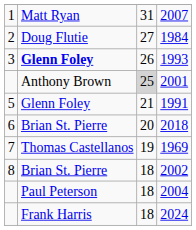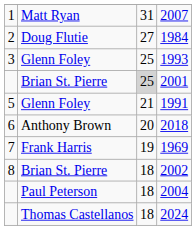(57, 59) bold -> (56, 59) normal
(147, 59) 26 -> (147, 59) 25
(66, 81) Anthony Brown -> (64, 81) Brian St. Pierre
(64, 125) Brian St. Pierre -> (66, 125) Anthony Brown
(77, 147) Thomas Castellanos -> (56, 147) Frank Harris
(56, 214) Frank Harris -> (77, 214) Thomas Castellanos
